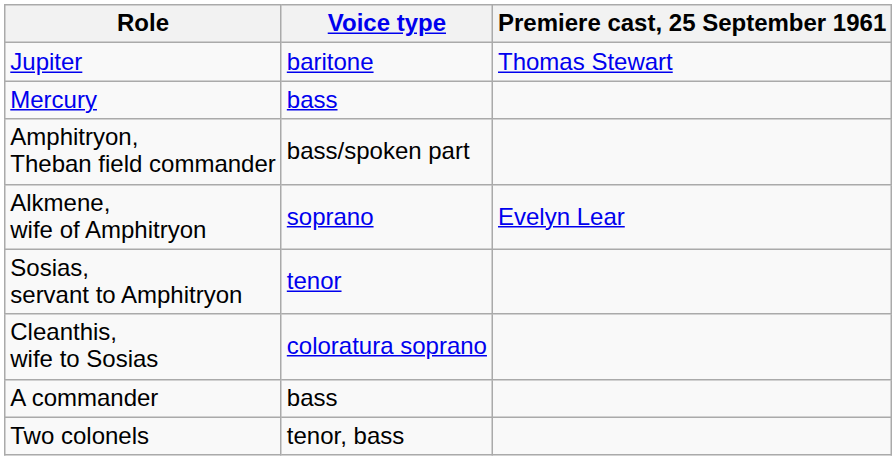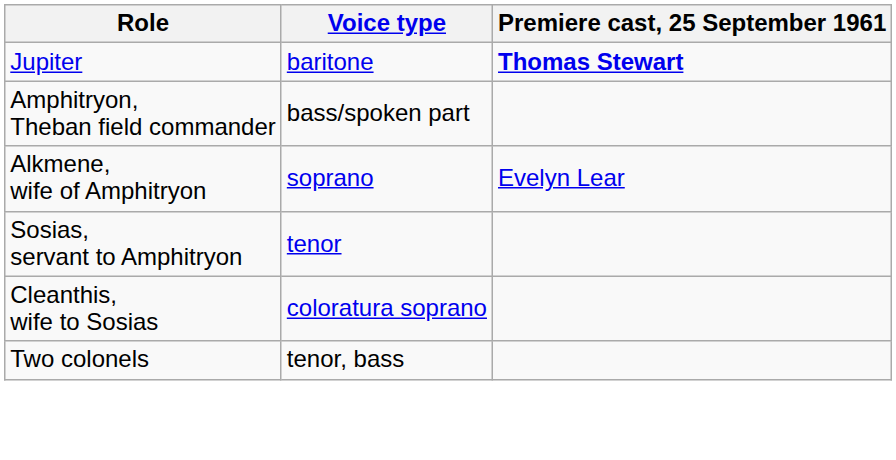(585, 61) normal -> (591, 61) bold
- row: (54, 99)
- row: (84, 397)
